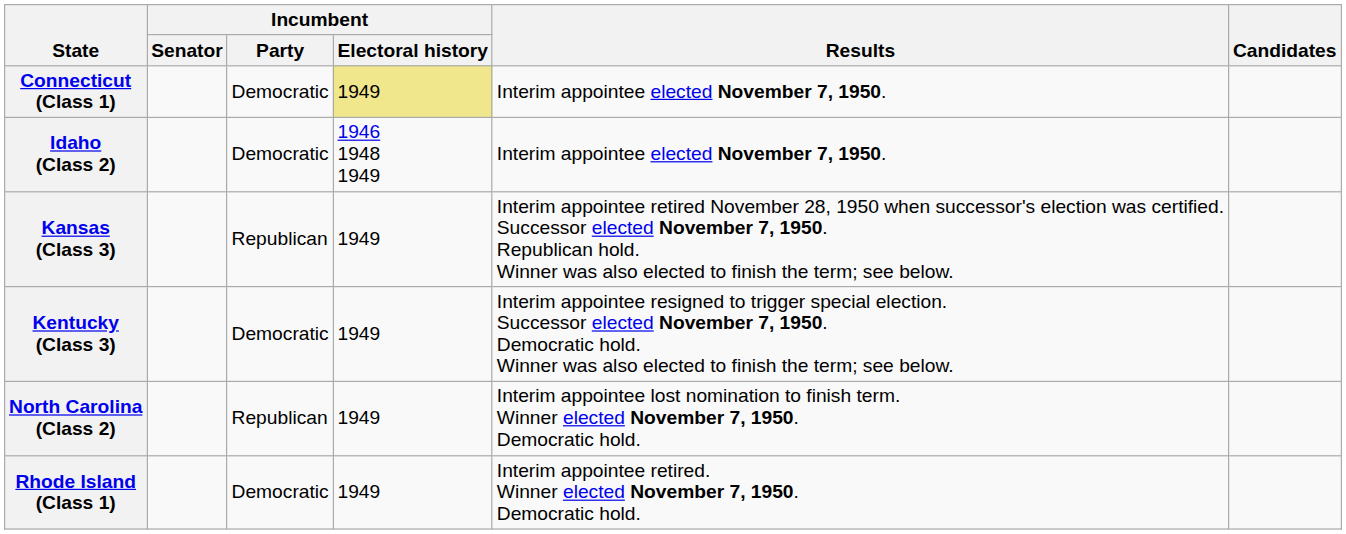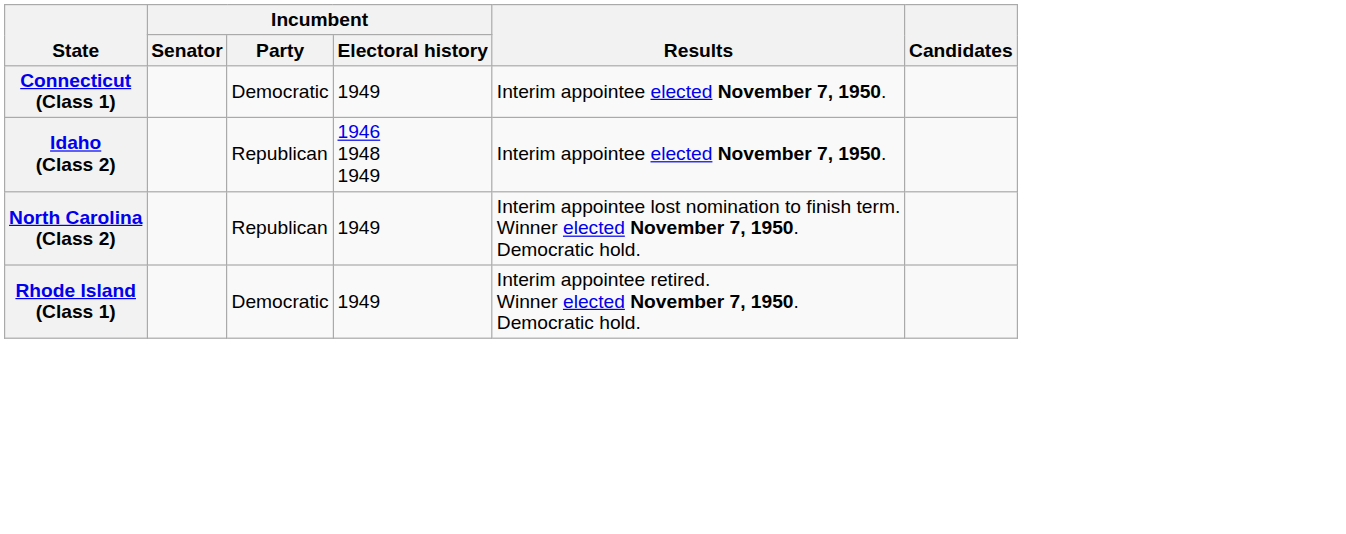(359, 91) khaki background -> (359, 91) no background
(280, 154) Democratic -> (280, 154) Republican
- row: (76, 238)
- row: (76, 333)
